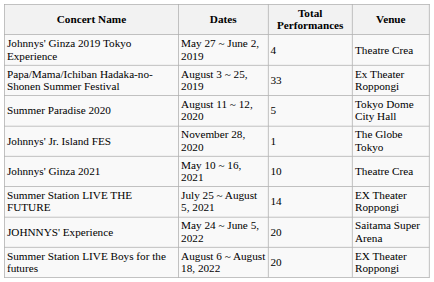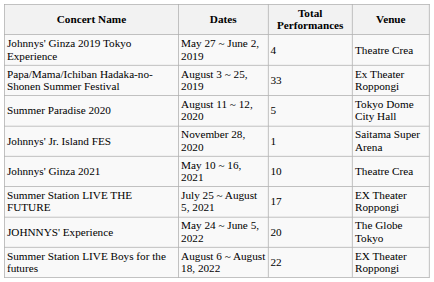(379, 141) The Globe Tokyo -> (388, 141) Saitama Super Arena
(276, 201) 14 -> (276, 201) 17
(388, 232) Saitama Super Arena -> (379, 232) The Globe Tokyo
(276, 262) 20 -> (276, 262) 22
